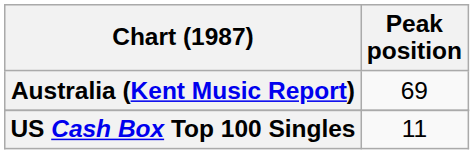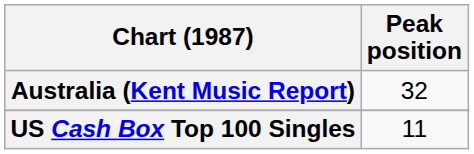(414, 90) 69 -> (414, 90) 32
